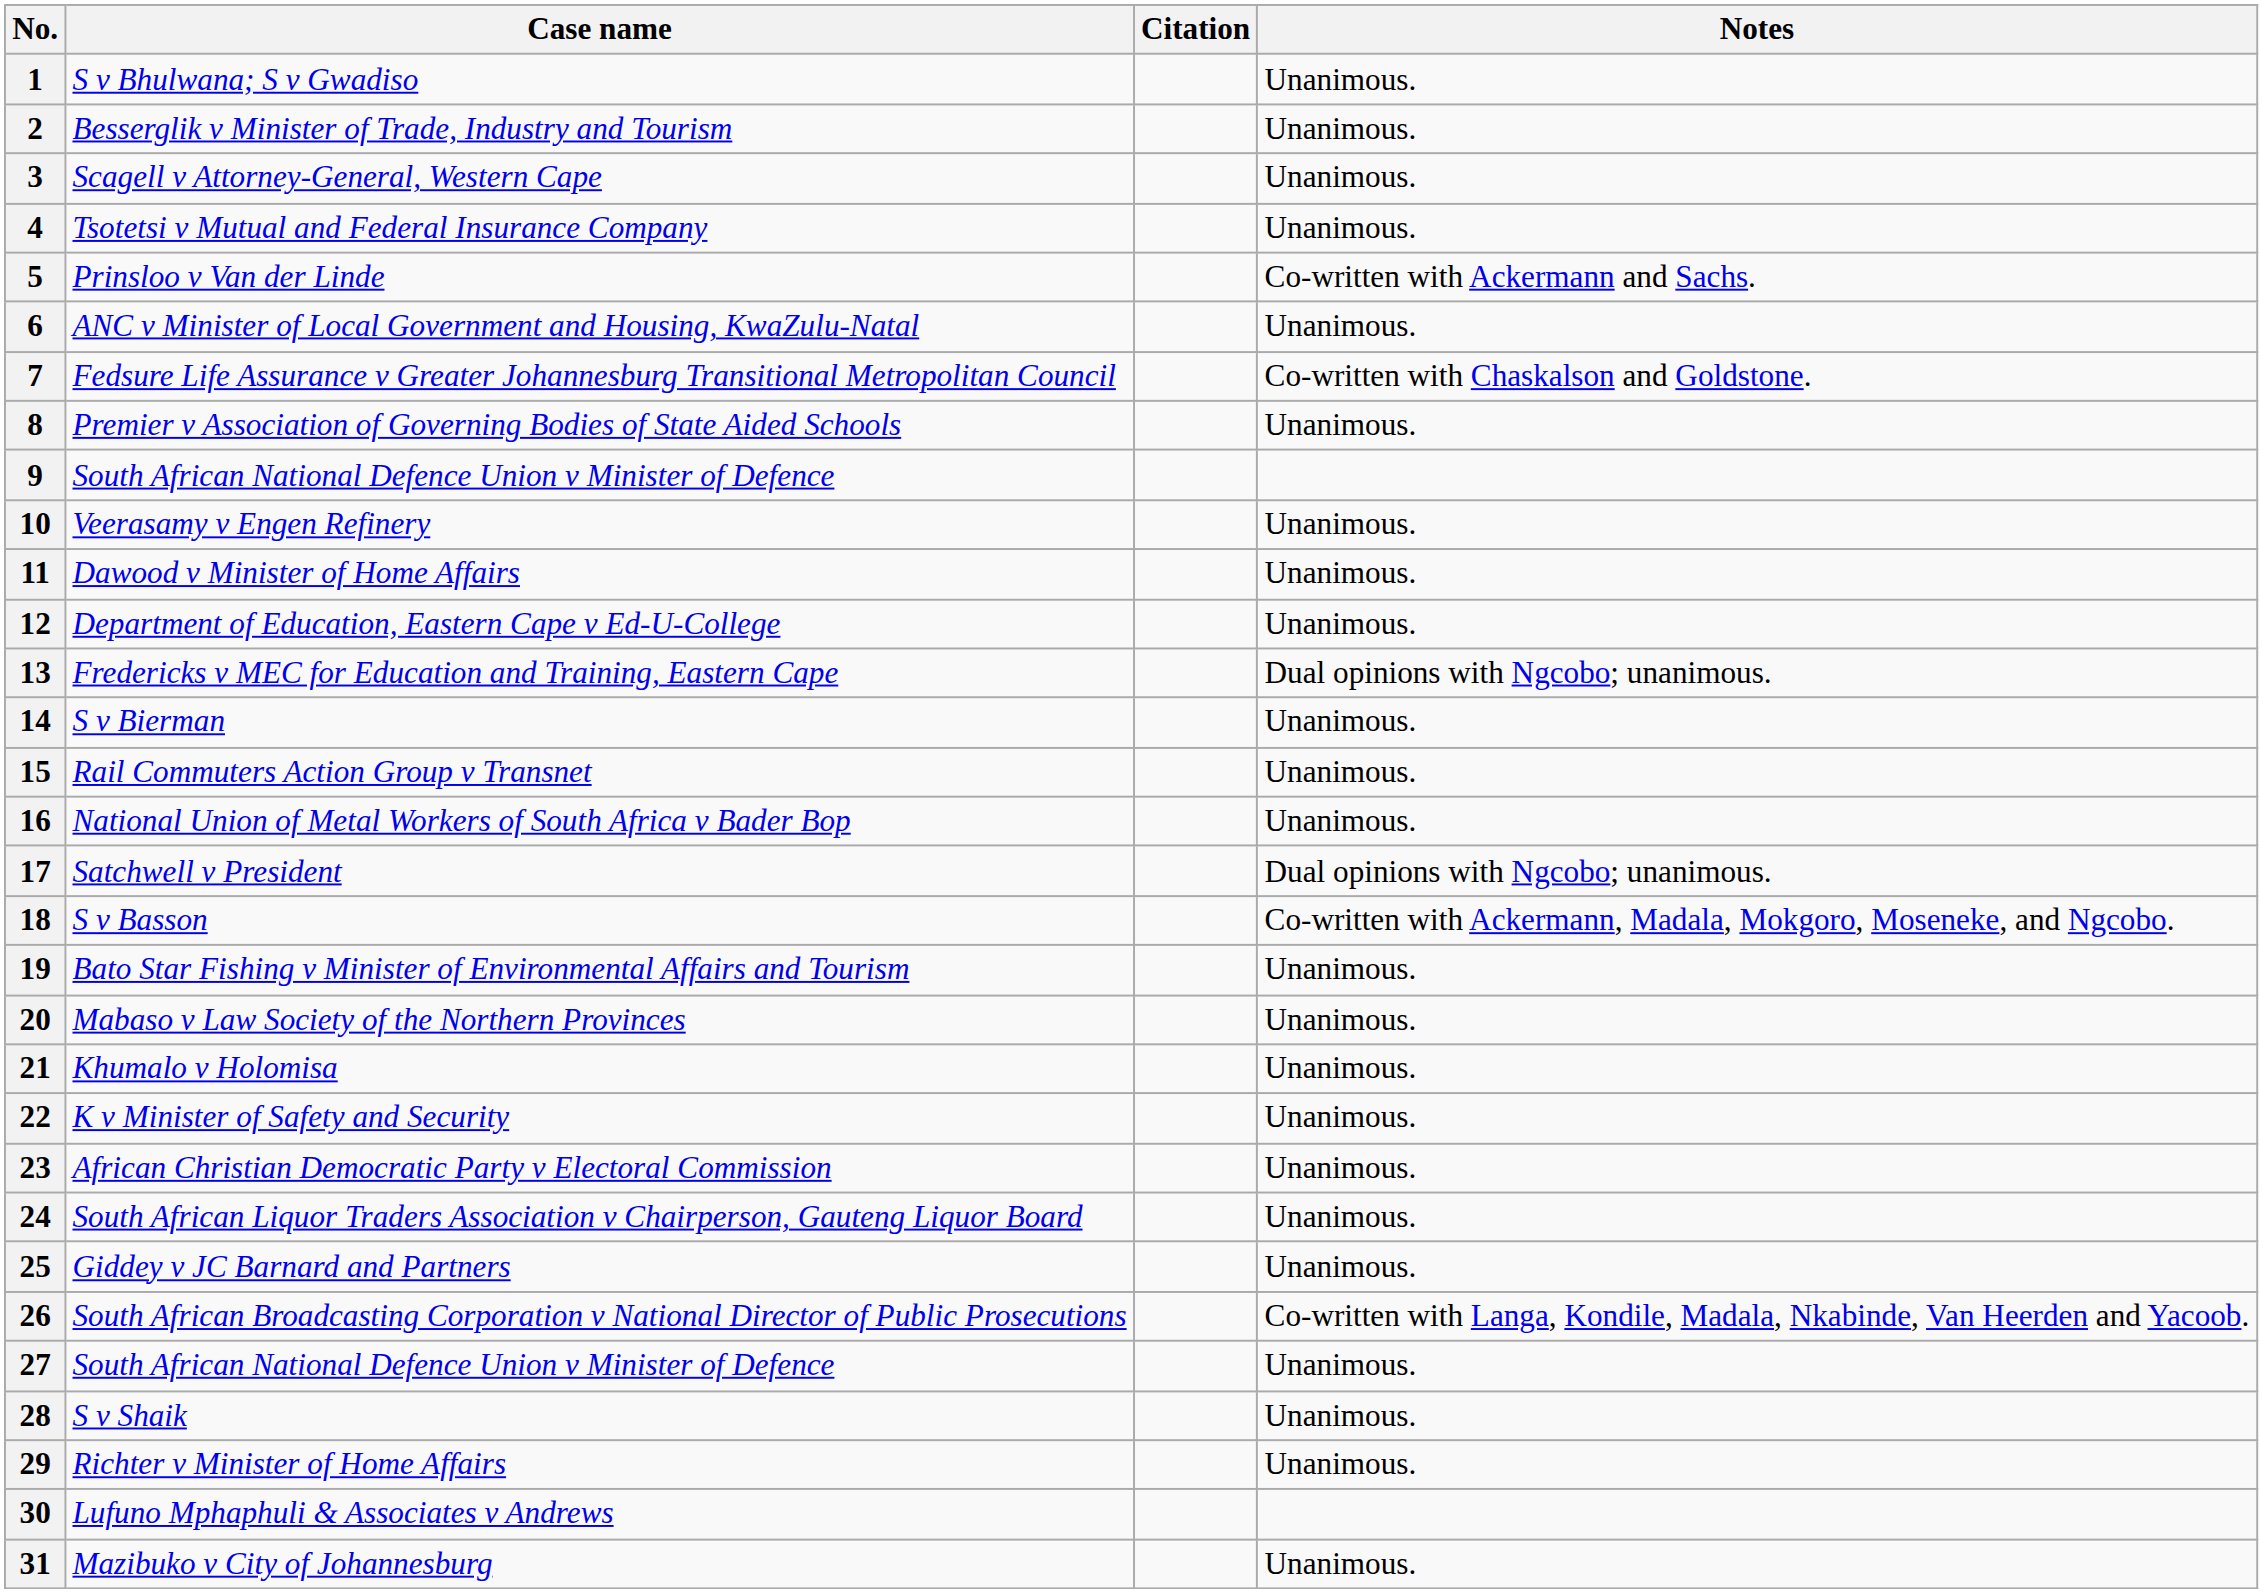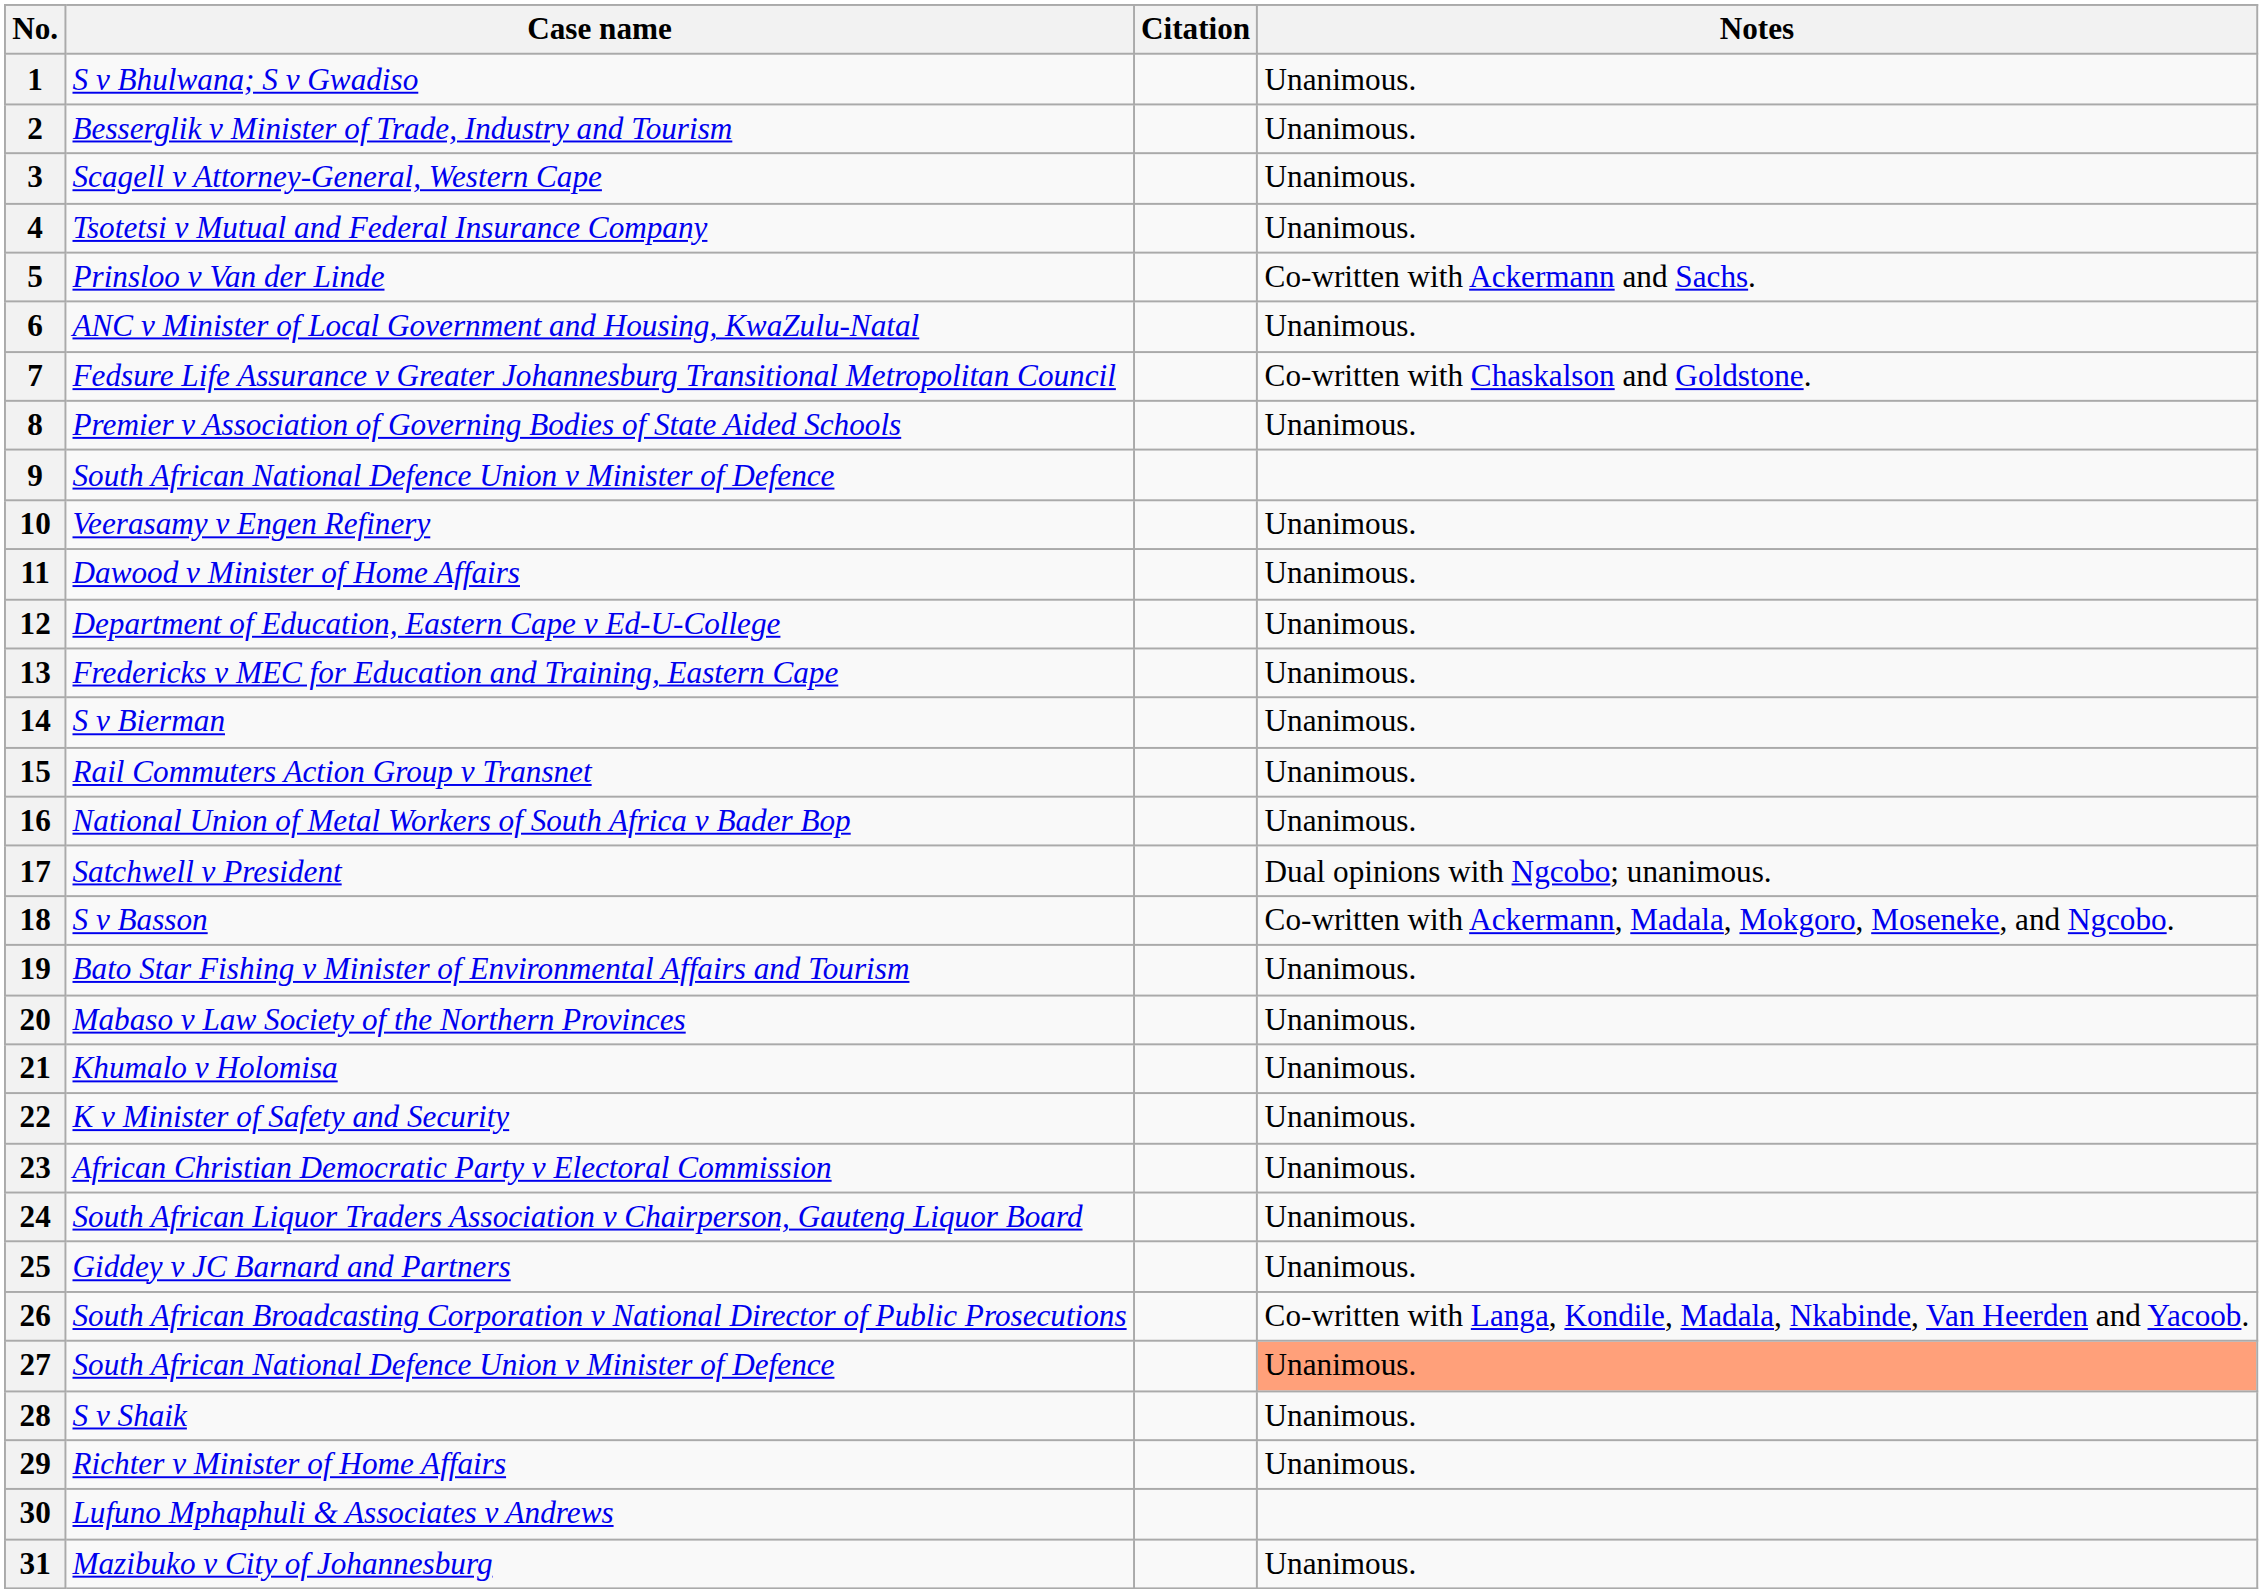(1518, 672) Dual opinions with Ngcobo; unanimous. -> (1340, 672) Unanimous.
(1340, 1365) no background -> (1340, 1365) lightsalmon background
